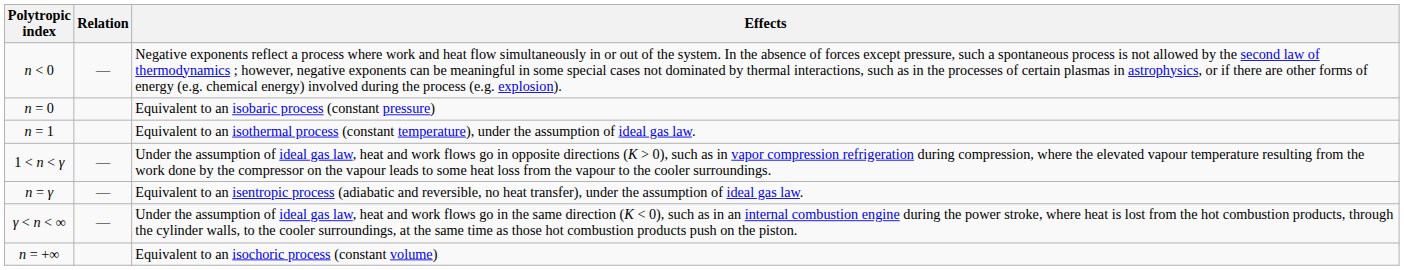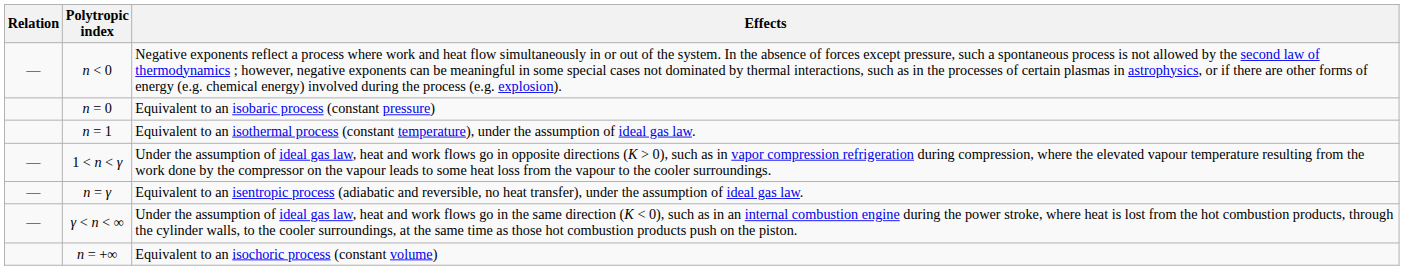columns swapped: (39, 23) <-> (103, 23)
